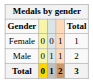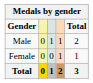rows swapped: (22, 56) <-> (22, 41)
